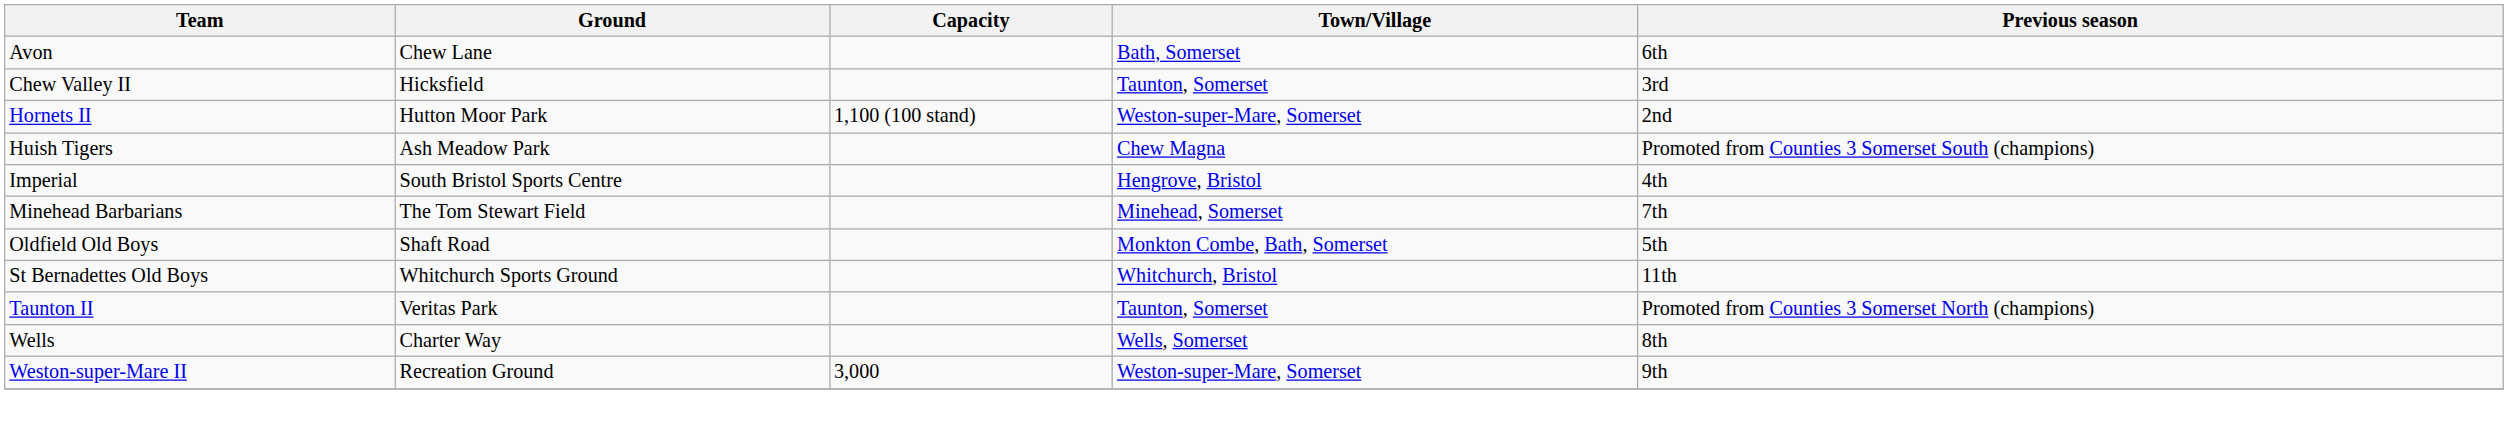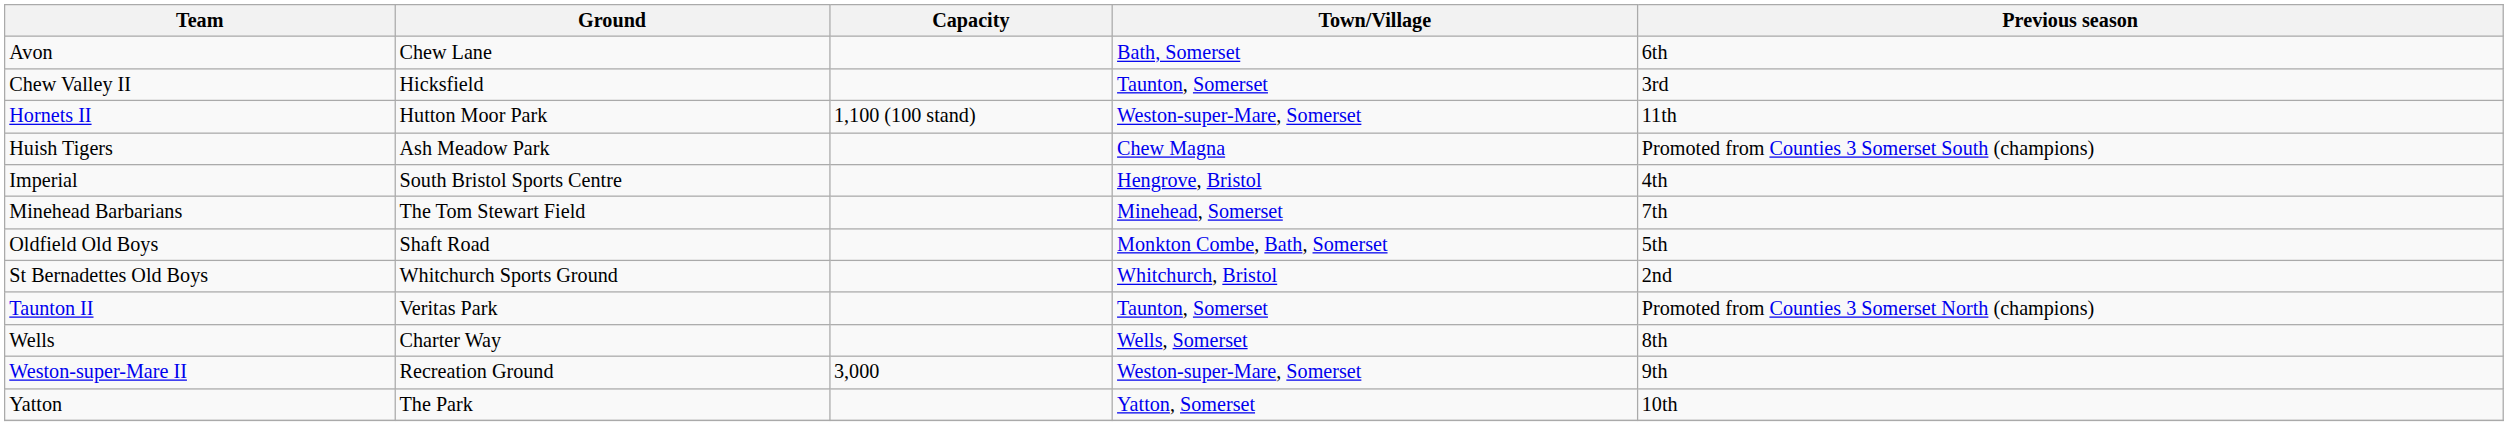(1657, 116) 2nd -> (1659, 116) 11th
(1659, 276) 11th -> (1657, 276) 2nd
+ row: (36, 404)
